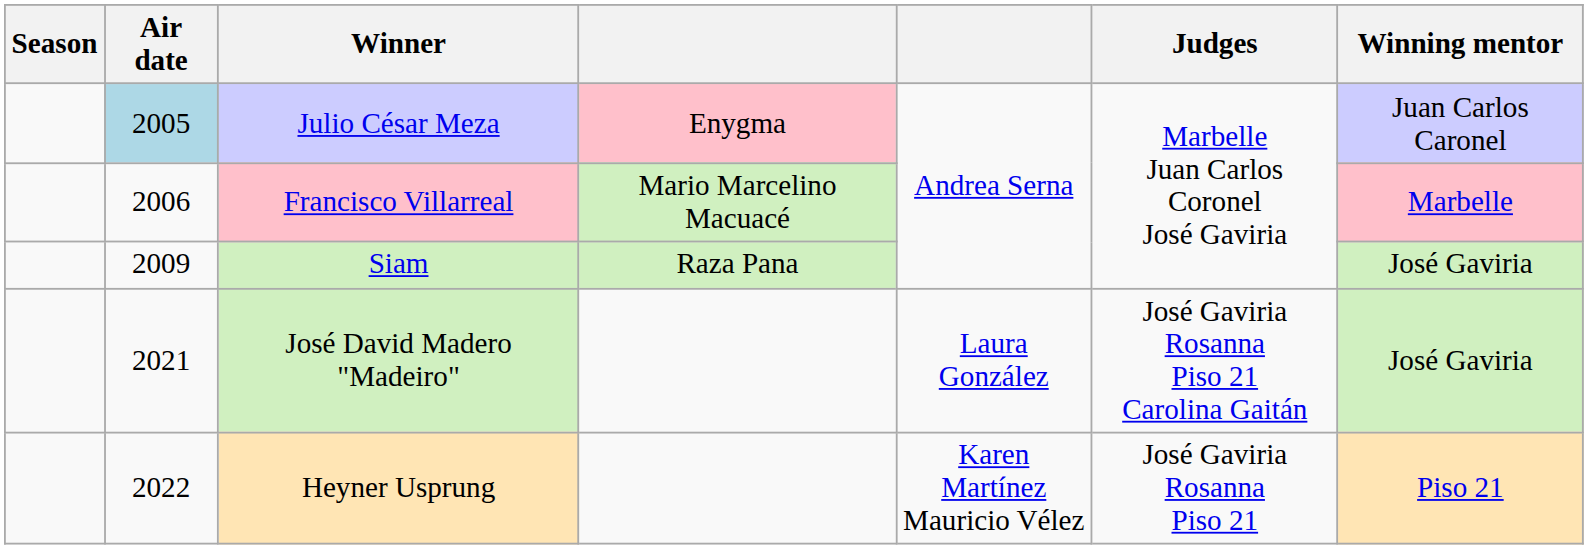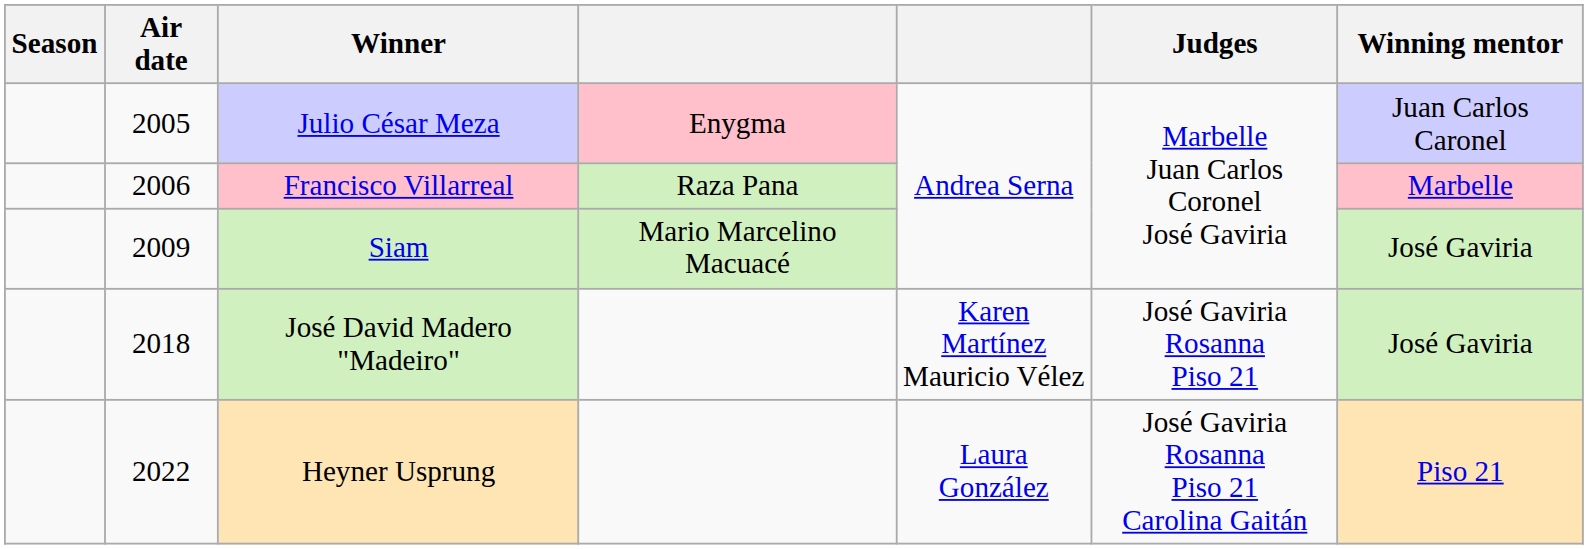(161, 122) lightblue background -> (161, 122) no background
(737, 201) Mario Marcelino Macuacé -> (737, 185) Raza Pana
(737, 264) Raza Pana -> (737, 248) Mario Marcelino Macuacé
(161, 359) 2021 -> (161, 343) 2018
(994, 359) Laura González -> (994, 343) Karen Martínez Mauricio Vélez
(1215, 359) José Gaviria Rosanna Piso 21 Carolina Gaitán -> (1215, 343) José Gaviria Rosanna Piso 21
(994, 487) Karen Martínez Mauricio Vélez -> (994, 471) Laura González
(1215, 487) José Gaviria Rosanna Piso 21 -> (1215, 471) José Gaviria Rosanna Piso 21 Carolina Gaitán
